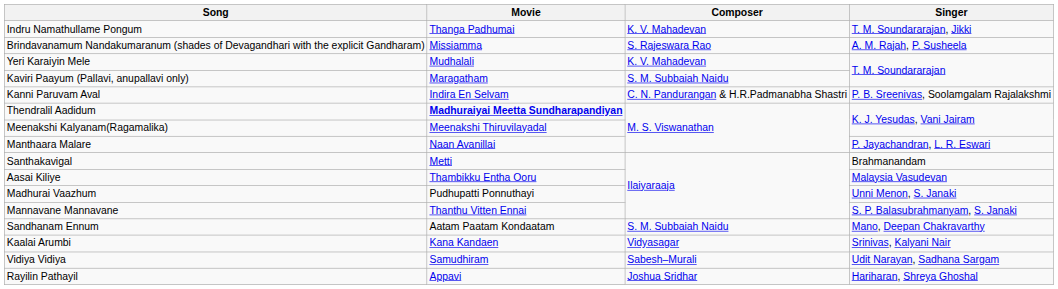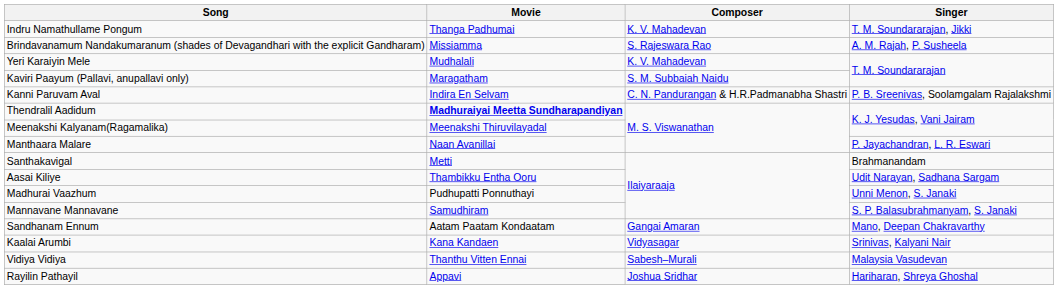(899, 177) Malaysia Vasudevan -> (925, 177) Udit Narayan, Sadhana Sargam
(478, 210) Thanthu Vitten Ennai -> (459, 210) Samudhiram
(678, 227) S. M. Subbaiah Naidu -> (663, 227) Gangai Amaran
(459, 260) Samudhiram -> (478, 260) Thanthu Vitten Ennai
(925, 260) Udit Narayan, Sadhana Sargam -> (899, 260) Malaysia Vasudevan
